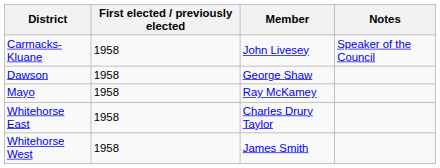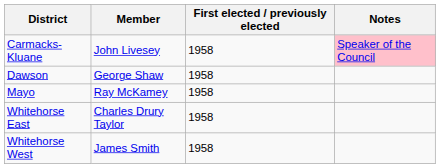columns swapped: (287, 19) <-> (166, 19)
(374, 50) no background -> (374, 50) pink background
